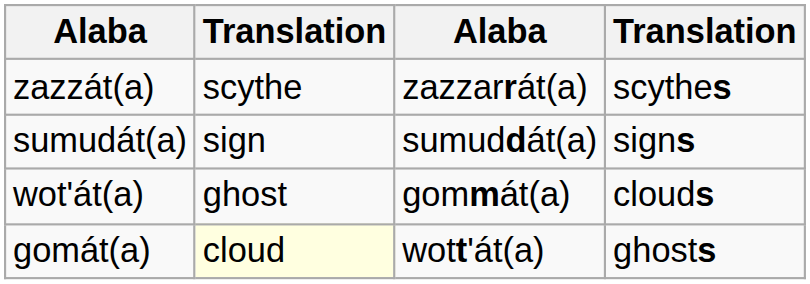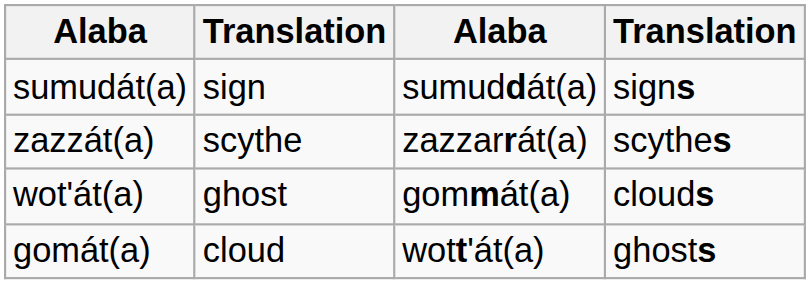rows swapped: (84, 86) <-> (100, 140)
(244, 250) lightyellow background -> (244, 250) no background
